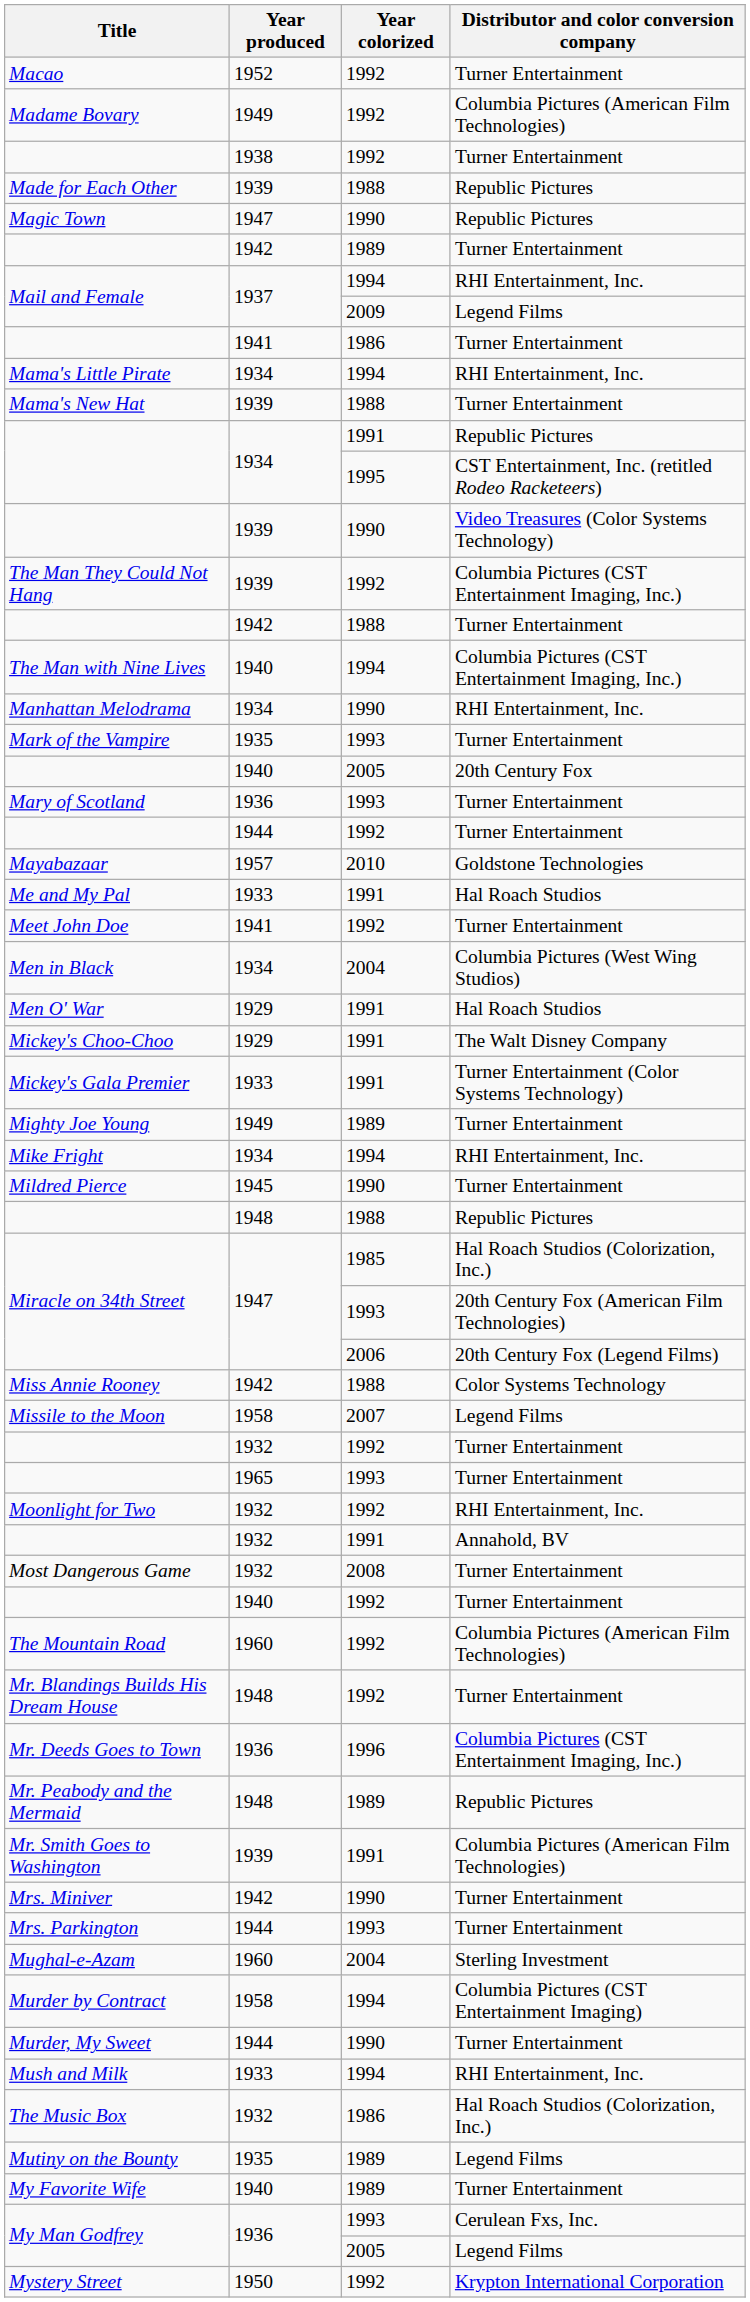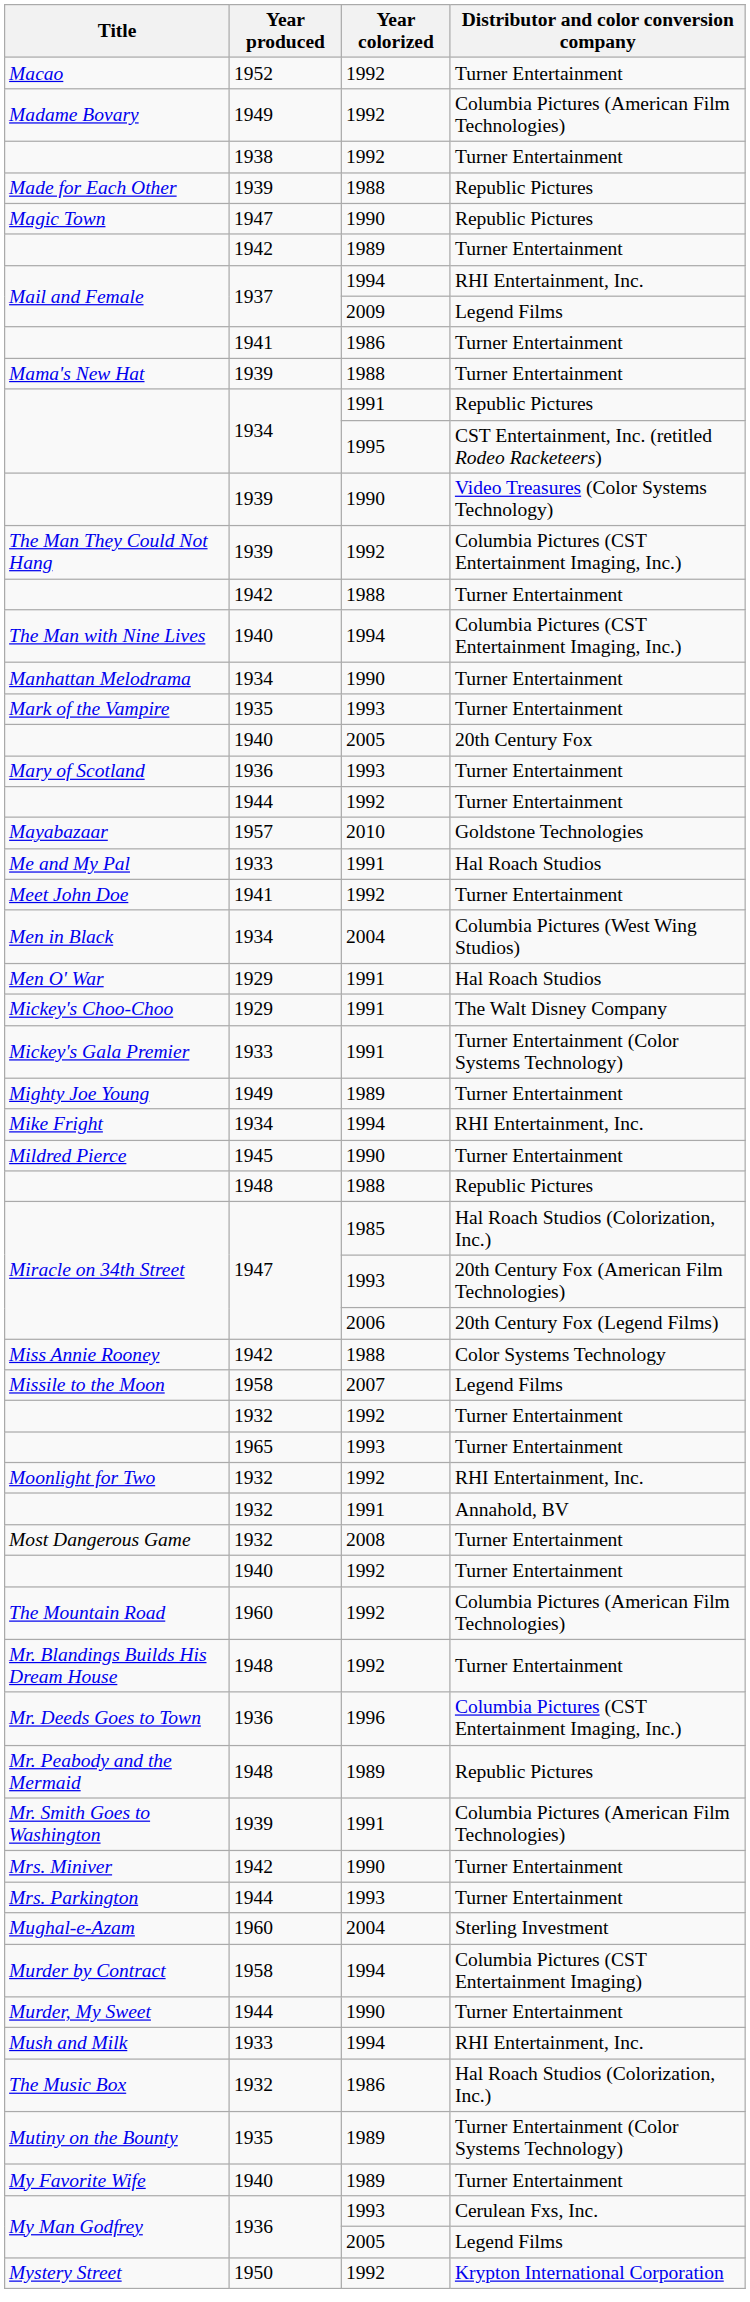- row: (90, 373)
(549, 708) RHI Entertainment, Inc. -> (539, 678) Turner Entertainment
(509, 2157) Legend Films -> (567, 2137) Turner Entertainment (Color Systems Technology)
